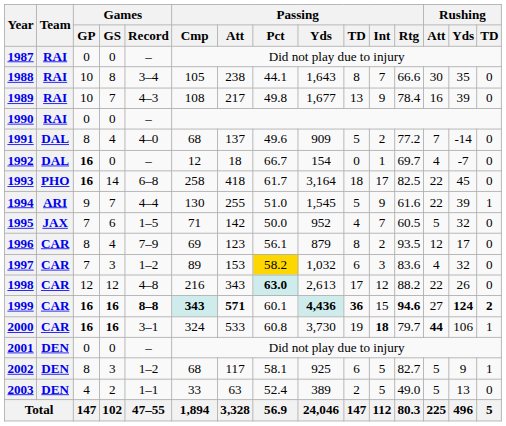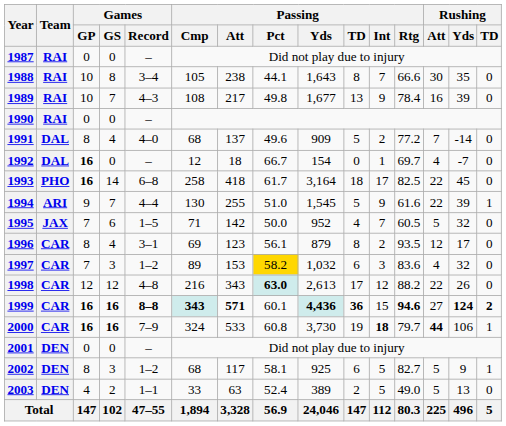(148, 243) 7–9 -> (148, 243) 3–1
(148, 327) 3–1 -> (148, 327) 7–9
